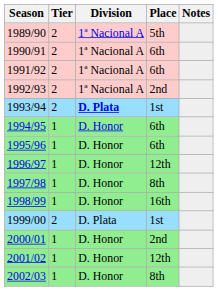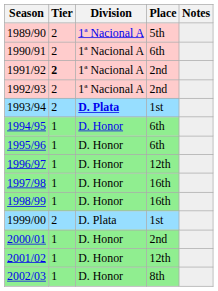(54, 70) normal -> (54, 70) bold
(157, 70) 6th -> (158, 70) 2nd
(157, 182) 8th -> (160, 182) 16th
